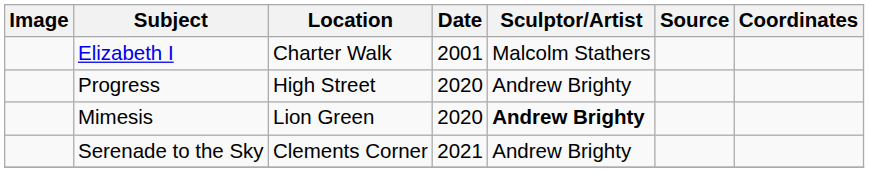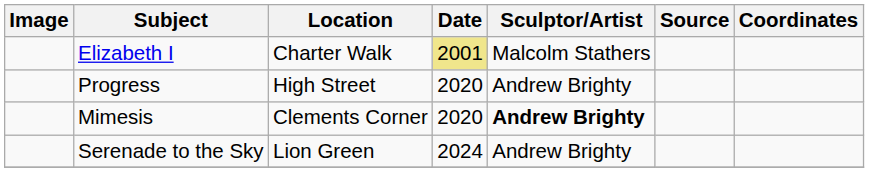(460, 53) no background -> (460, 53) khaki background
(324, 118) Lion Green -> (350, 118) Clements Corner
(350, 150) Clements Corner -> (324, 150) Lion Green
(460, 150) 2021 -> (460, 150) 2024
